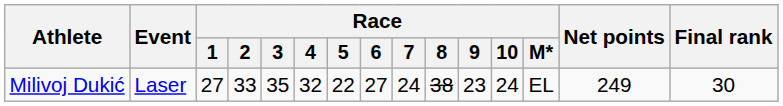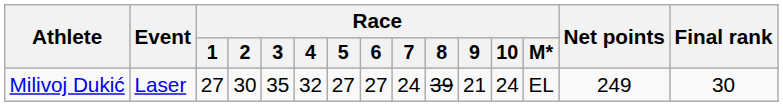(245, 85) 33 -> (245, 85) 30
(343, 85) 22 -> (343, 85) 27
(442, 85) 38 -> (442, 85) 39
(474, 85) 23 -> (474, 85) 21
